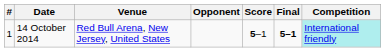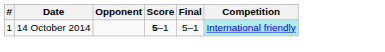- column: (132, 12)
(288, 33) bold -> (190, 28) normal
